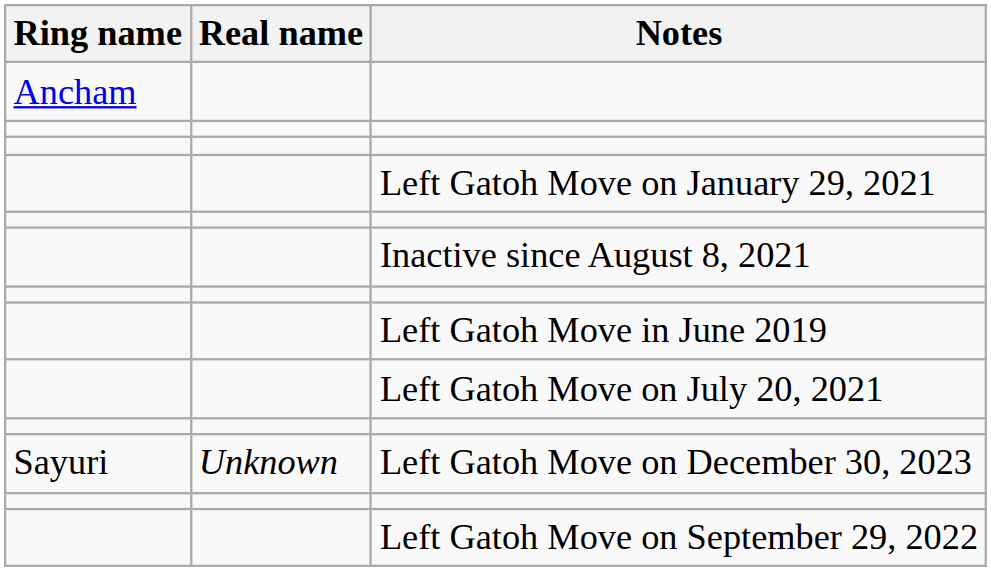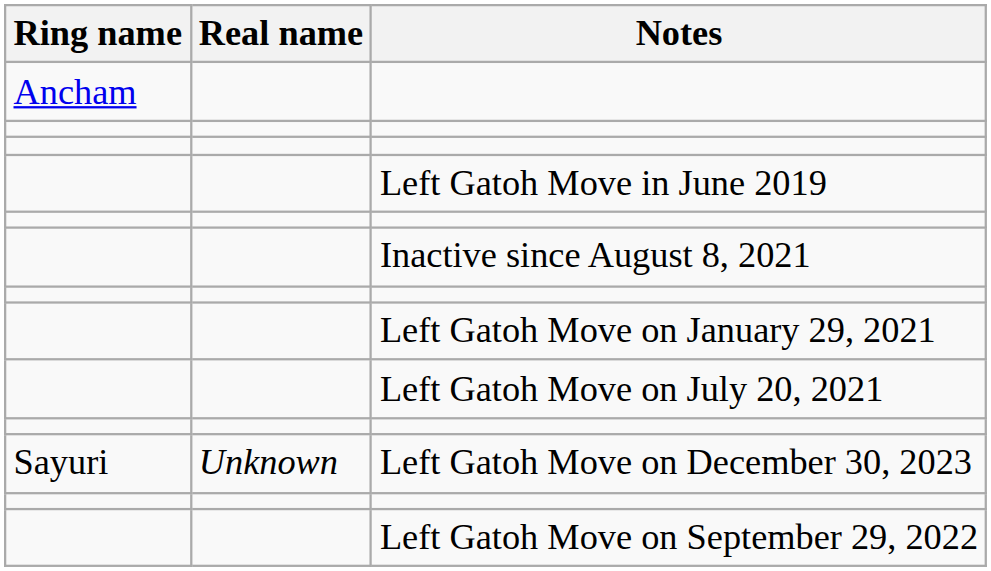rows swapped: (98, 183) <-> (98, 331)
